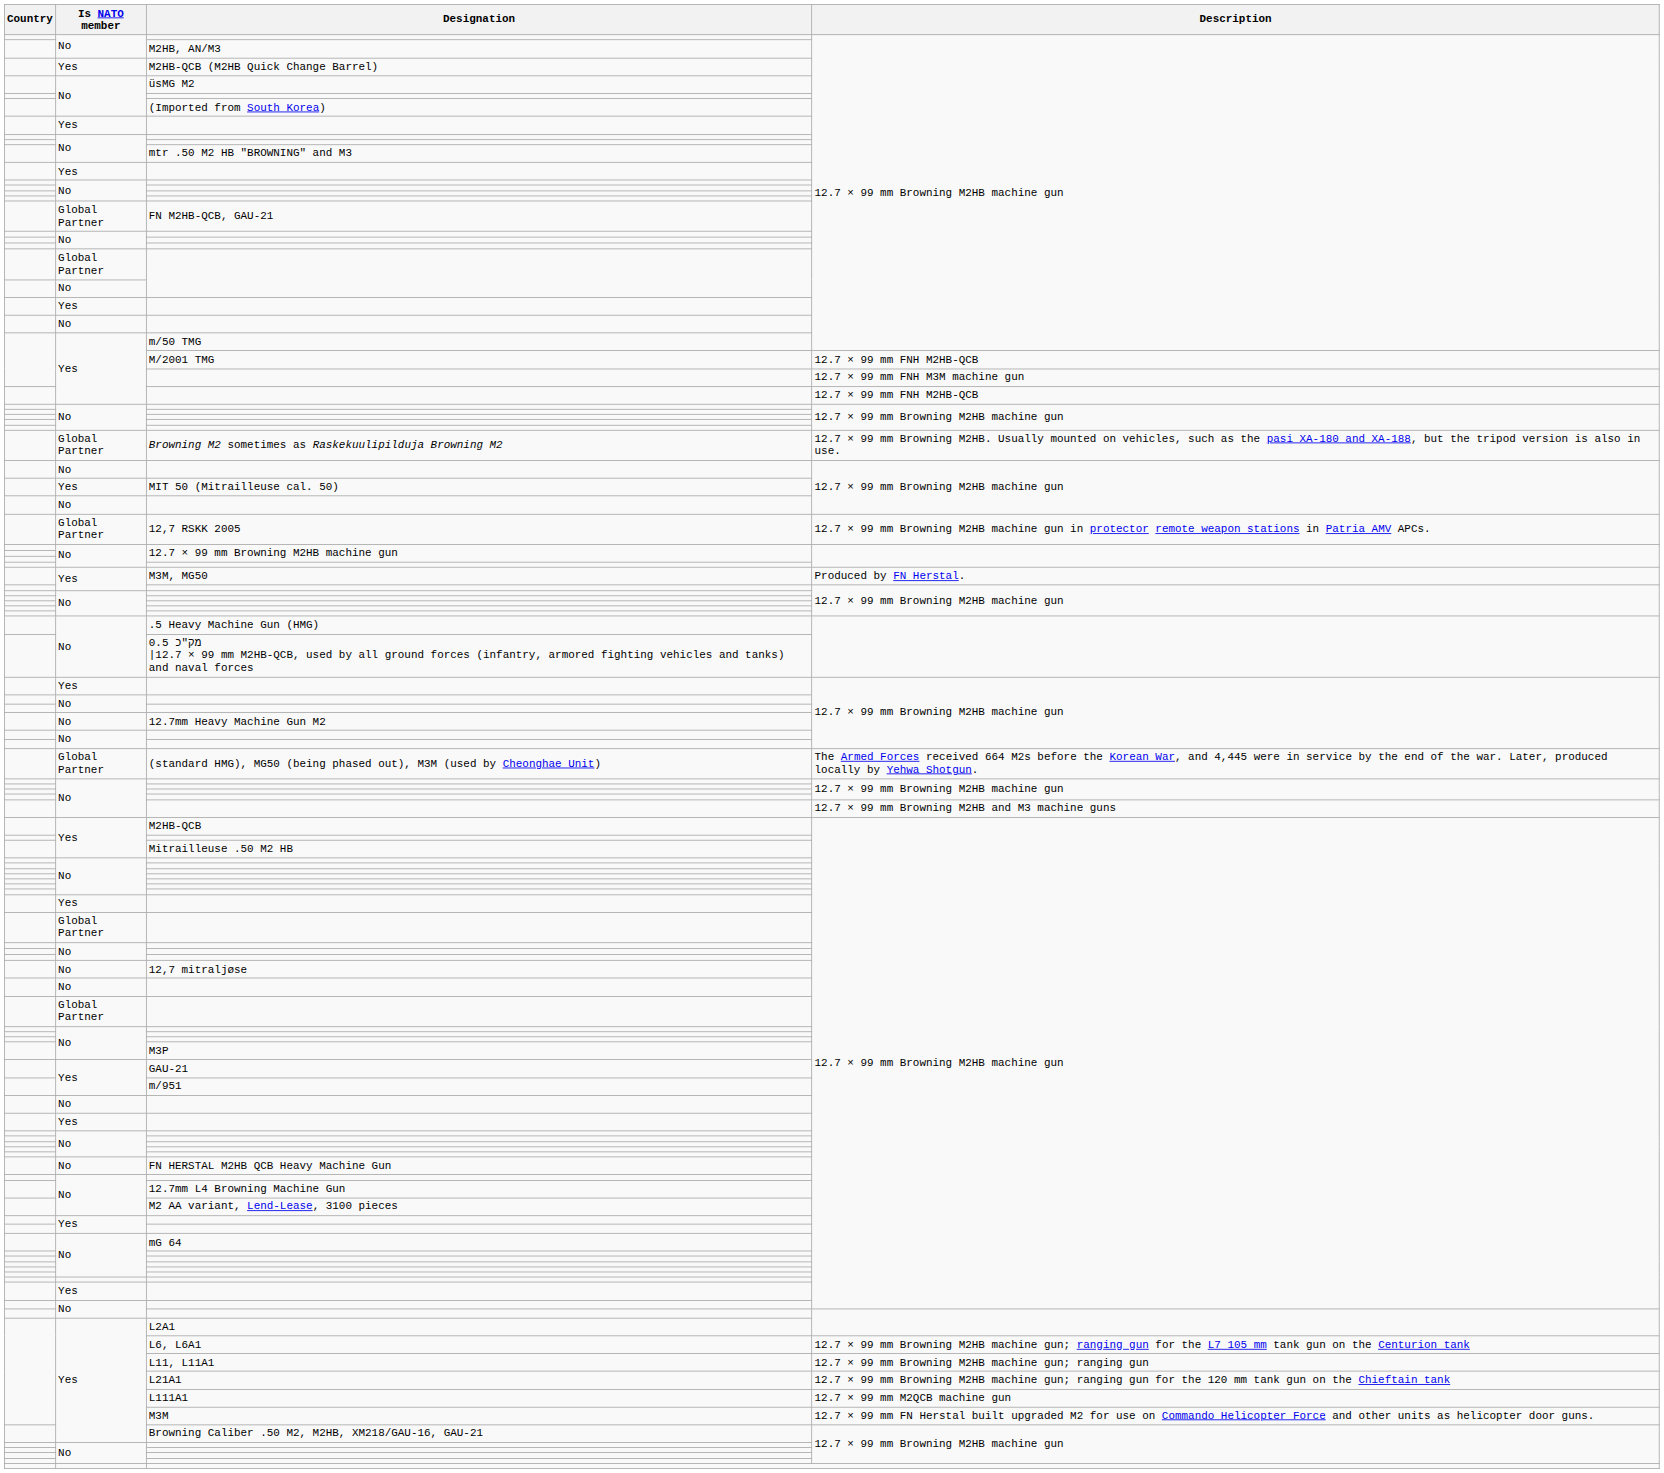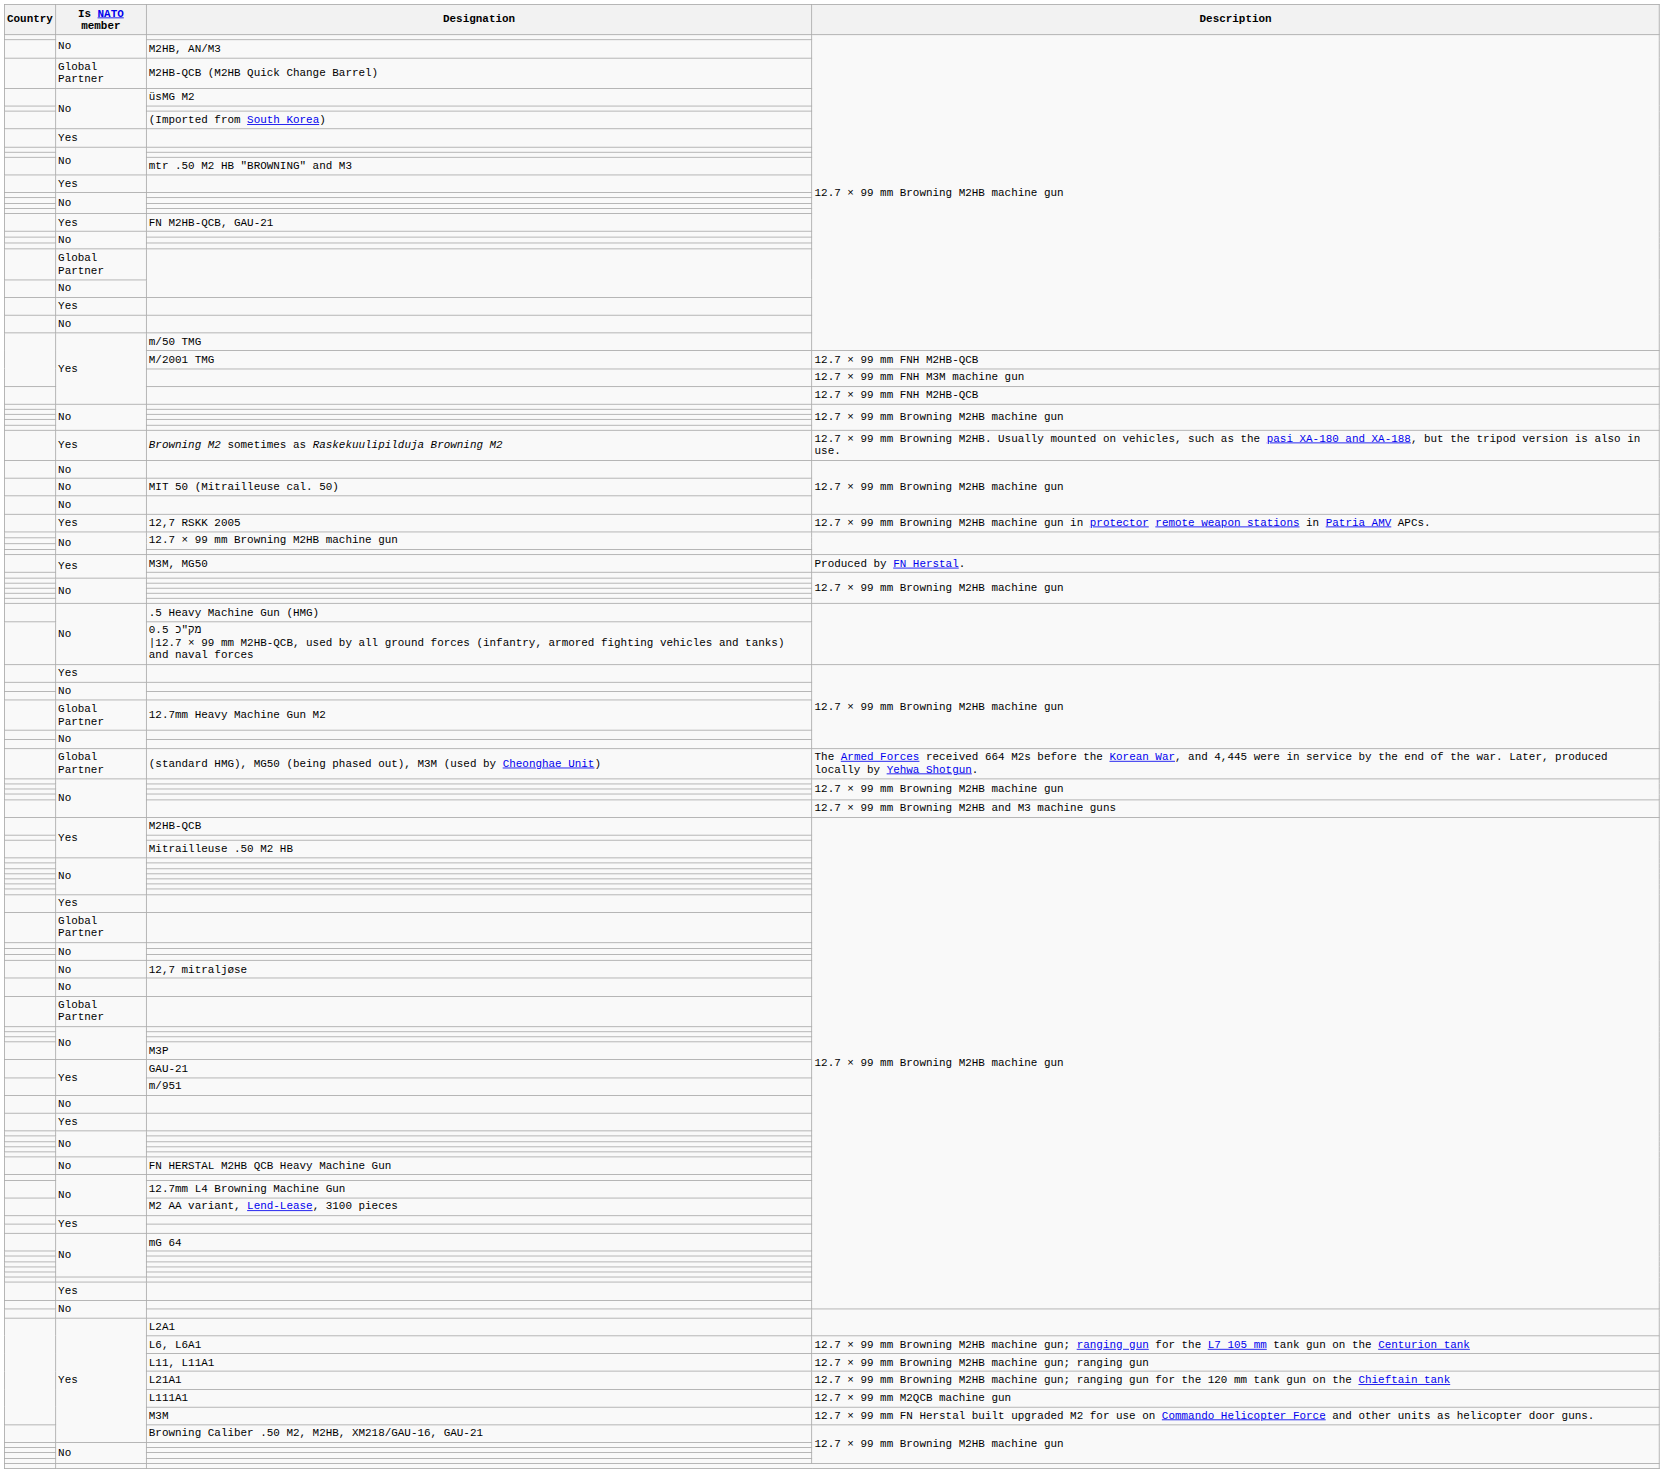(68, 67) Yes -> (81, 73) Global Partner
(81, 216) Global Partner -> (68, 222) Yes
(81, 445) Global Partner -> (68, 445) Yes
(68, 487) Yes -> (65, 487) No
(81, 529) Global Partner -> (68, 523) Yes
(65, 722) No -> (81, 715) Global Partner
